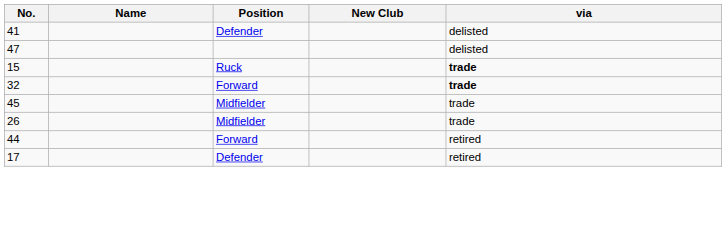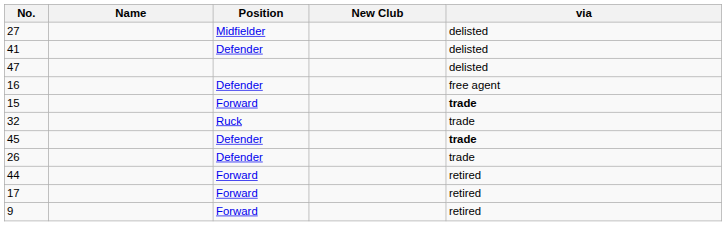+ row: (13, 31)
+ row: (13, 85)
(229, 67) Ruck -> (237, 103) Forward
(237, 85) Forward -> (229, 121) Ruck
(463, 85) bold -> (462, 121) normal
(241, 103) Midfielder -> (239, 139) Defender
(462, 103) normal -> (463, 139) bold
(241, 121) Midfielder -> (239, 157) Defender
(239, 157) Defender -> (237, 193) Forward
+ row: (10, 211)
